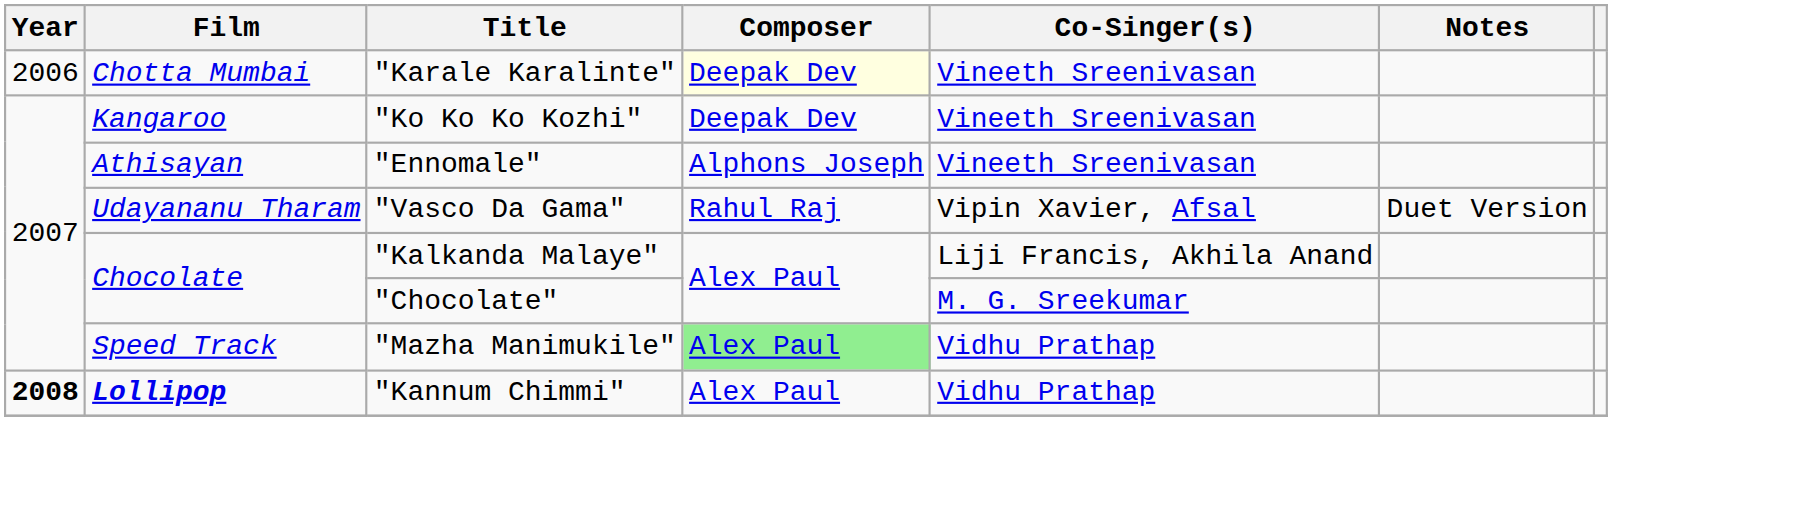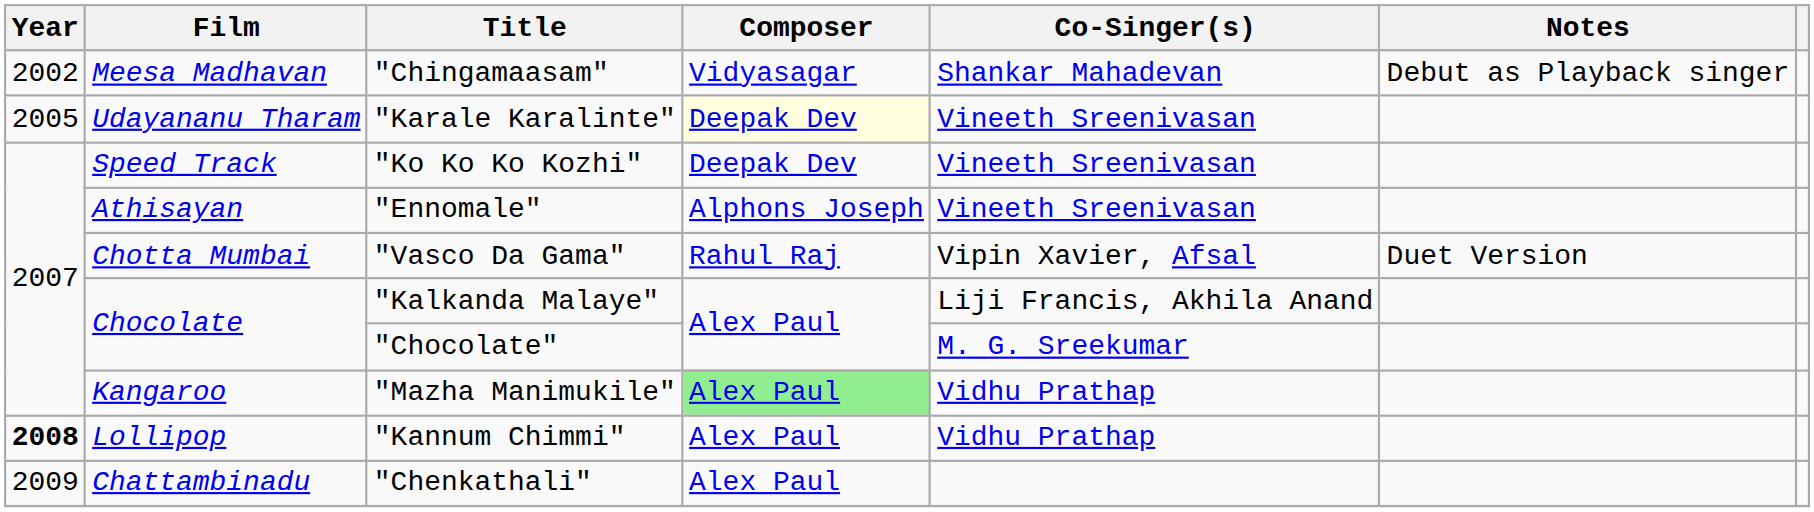+ row: (491, 73)
(45, 73) 2006 -> (45, 119) 2005
(201, 73) Chotta Mumbai -> (226, 119) Udayananu Tharam
(159, 119) Kangaroo -> (184, 165) Speed Track
(226, 210) Udayananu Tharam -> (201, 256) Chotta Mumbai
(184, 347) Speed Track -> (159, 392) Kangaroo
(159, 392) bold -> (159, 438) normal
+ row: (483, 483)
